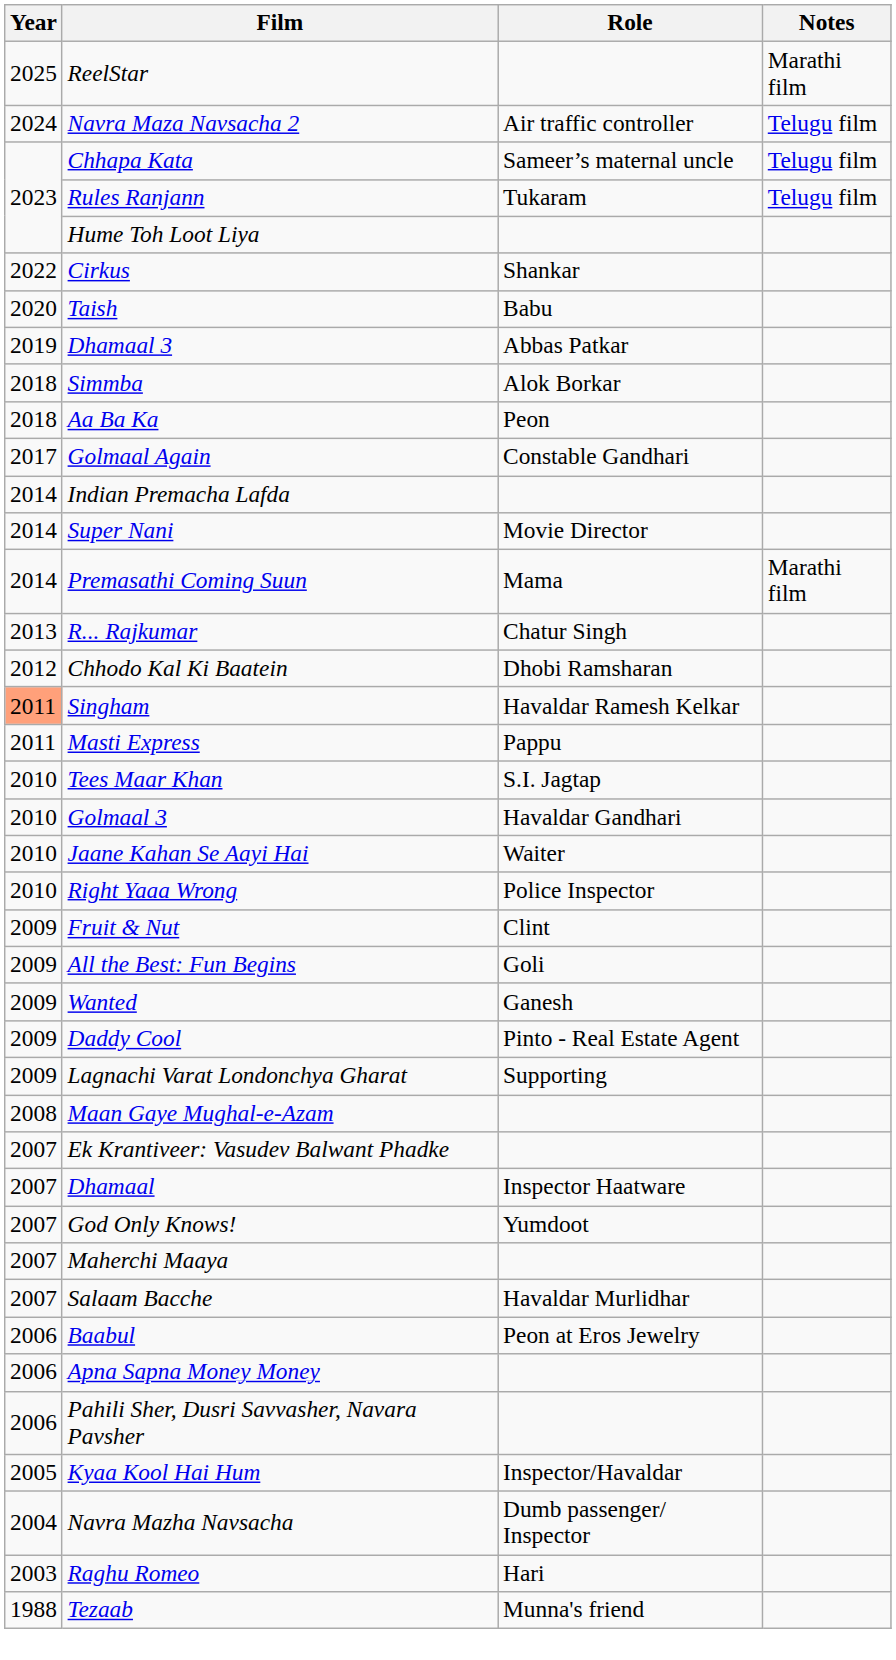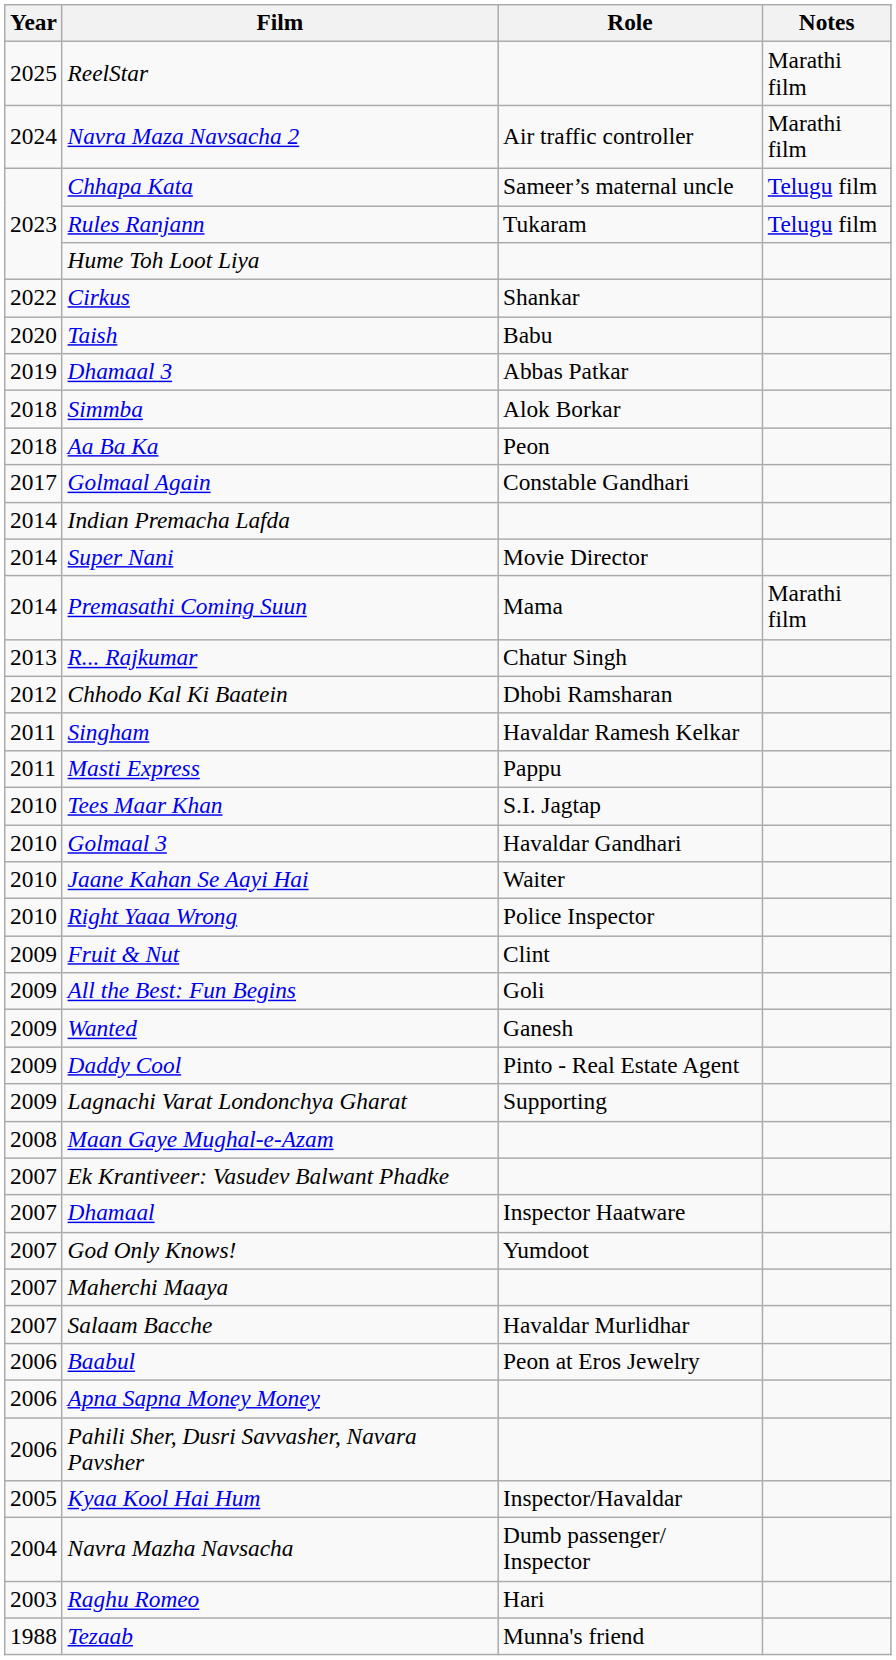(822, 123) Telugu film -> (805, 136) Marathi film
(33, 705) lightsalmon background -> (33, 731) no background
